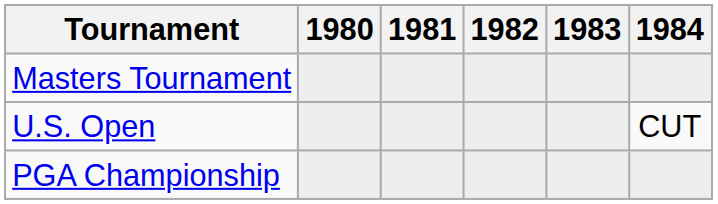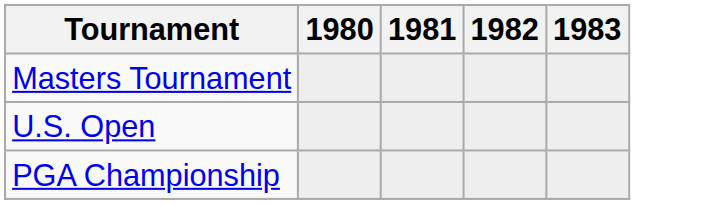- column: (670, 30)
